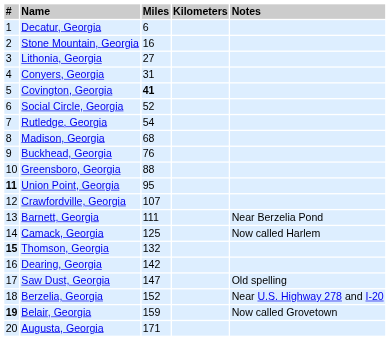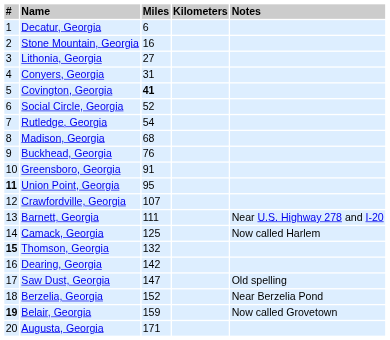(149, 170) 88 -> (149, 170) 91
(277, 217) Near Berzelia Pond -> (308, 217) Near U.S. Highway 278 and I-20
(308, 296) Near U.S. Highway 278 and I-20 -> (277, 296) Near Berzelia Pond
